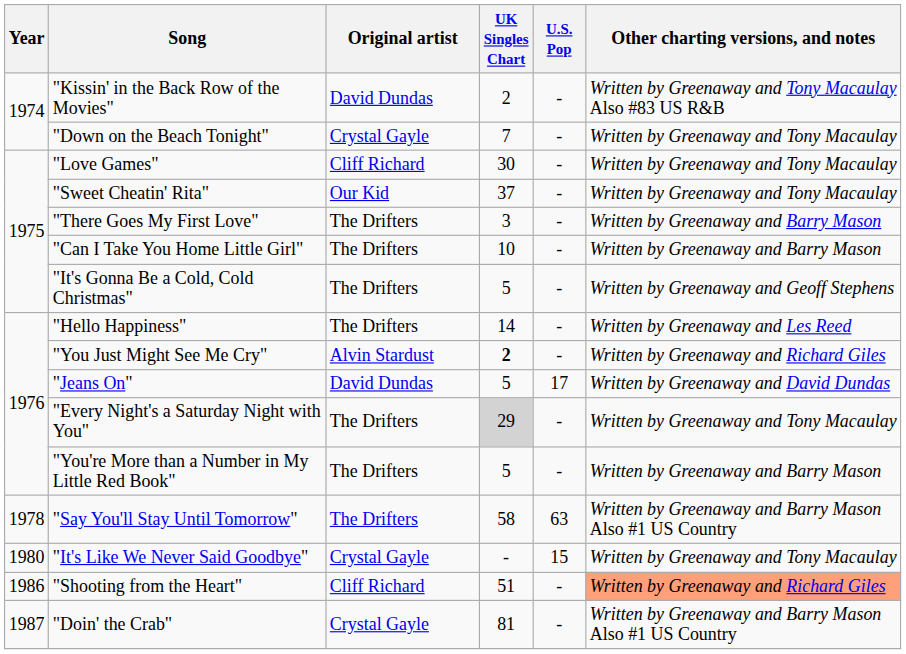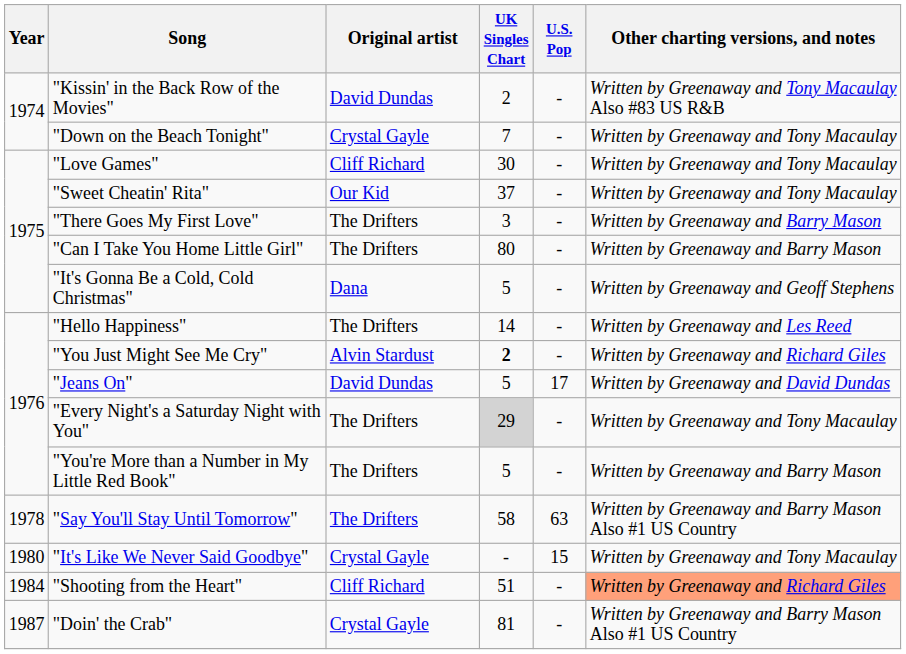(506, 249) 10 -> (506, 249) 80
(374, 288) The Drifters -> (349, 288) Dana
(27, 586) 1986 -> (27, 586) 1984
